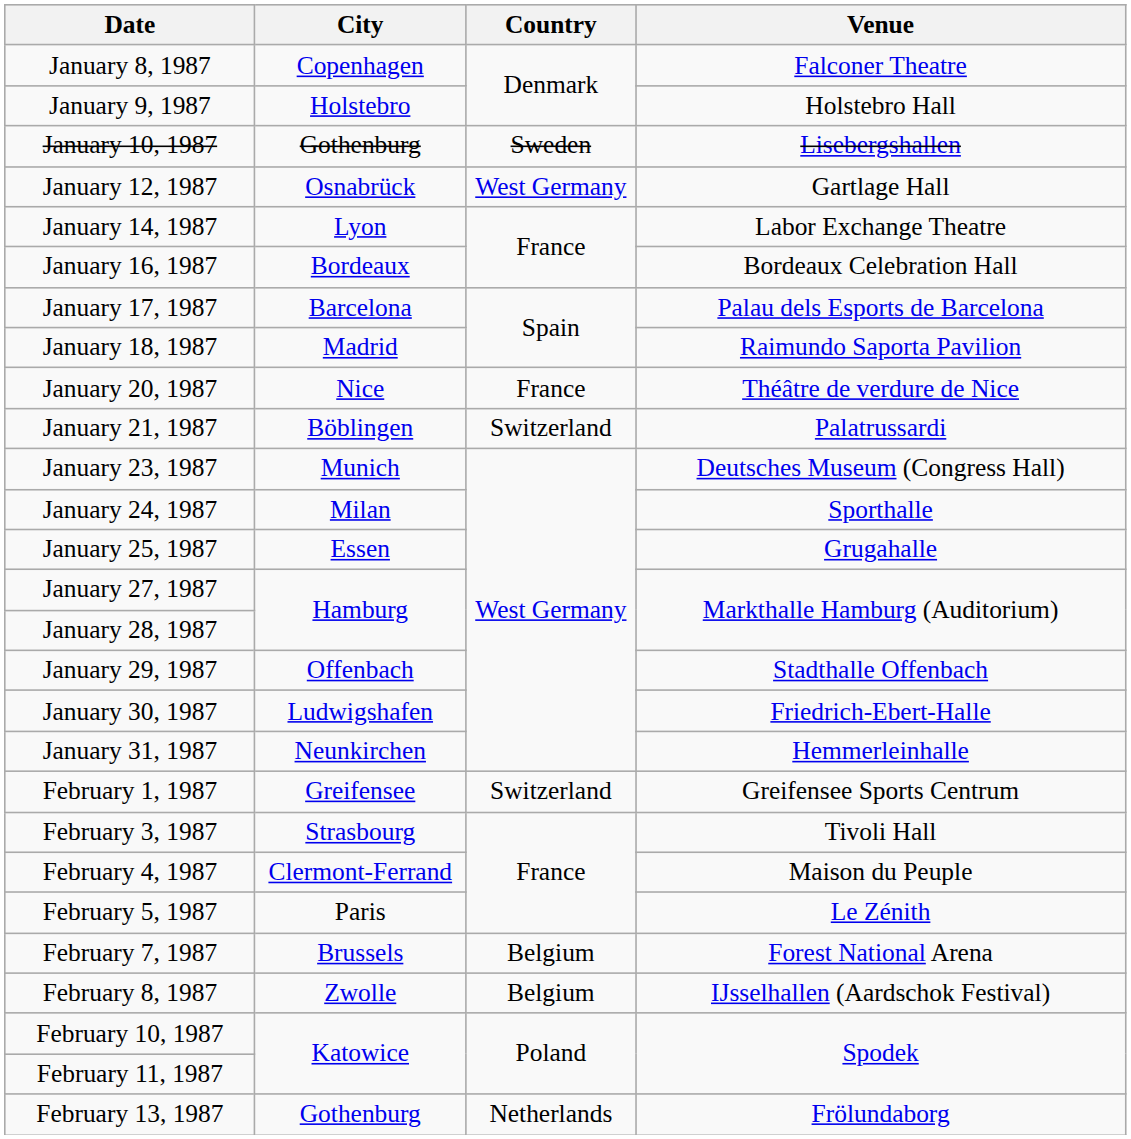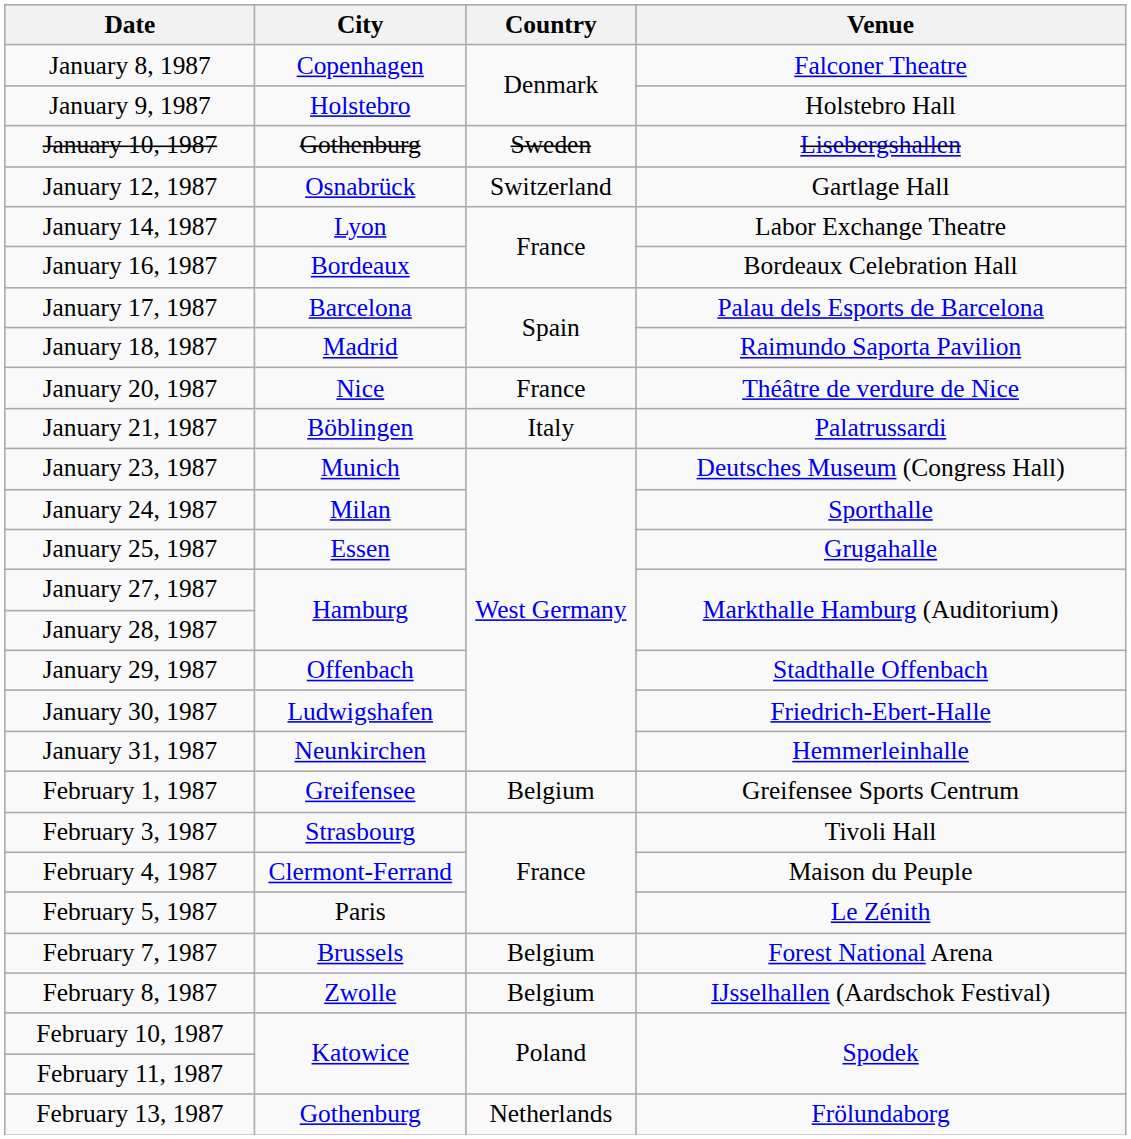(551, 186) West Germany -> (551, 186) Switzerland
(551, 428) Switzerland -> (551, 428) Italy
(551, 791) Switzerland -> (551, 791) Belgium
